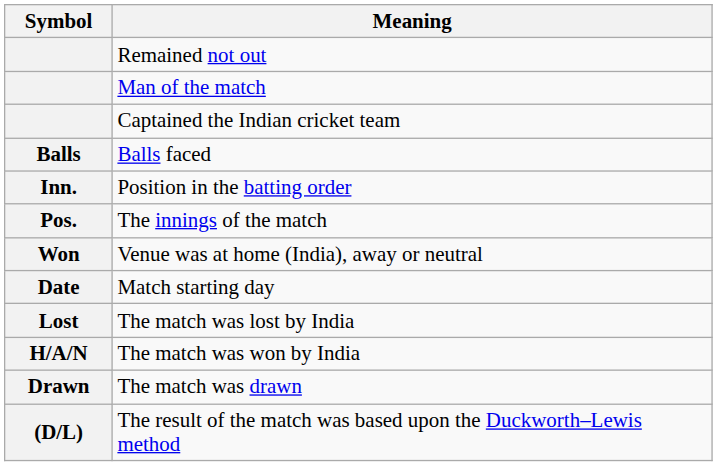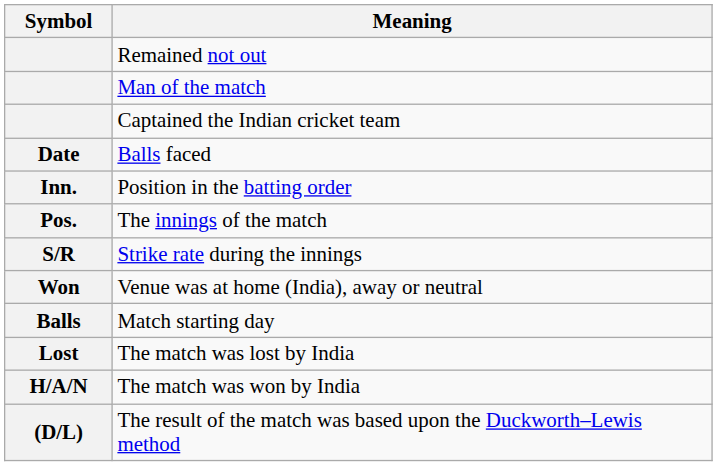(59, 154) Balls -> (59, 154) Date
+ row: (240, 253)
(59, 287) Date -> (59, 320) Balls
- row: (210, 386)
